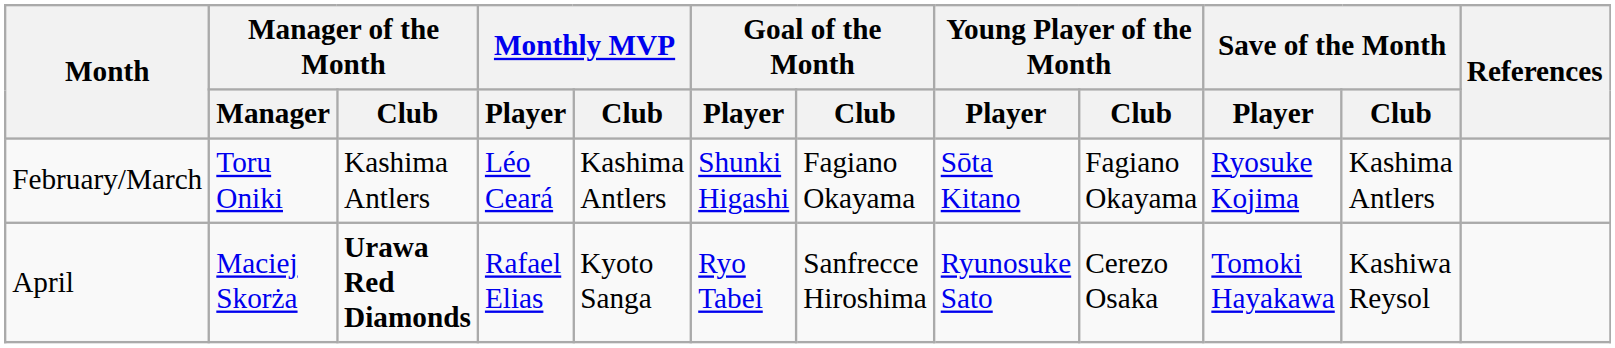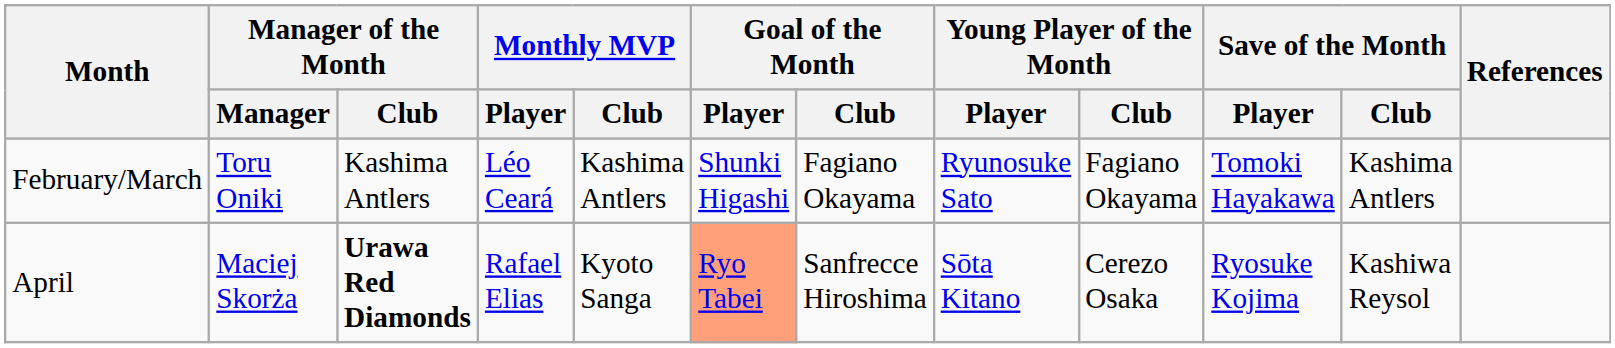(981, 179) Sōta Kitano -> (1006, 179) Ryunosuke Sato
(1262, 179) Ryosuke Kojima -> (1273, 179) Tomoki Hayakawa
(730, 281) no background -> (730, 281) lightsalmon background
(1006, 281) Ryunosuke Sato -> (981, 281) Sōta Kitano
(1273, 281) Tomoki Hayakawa -> (1262, 281) Ryosuke Kojima
